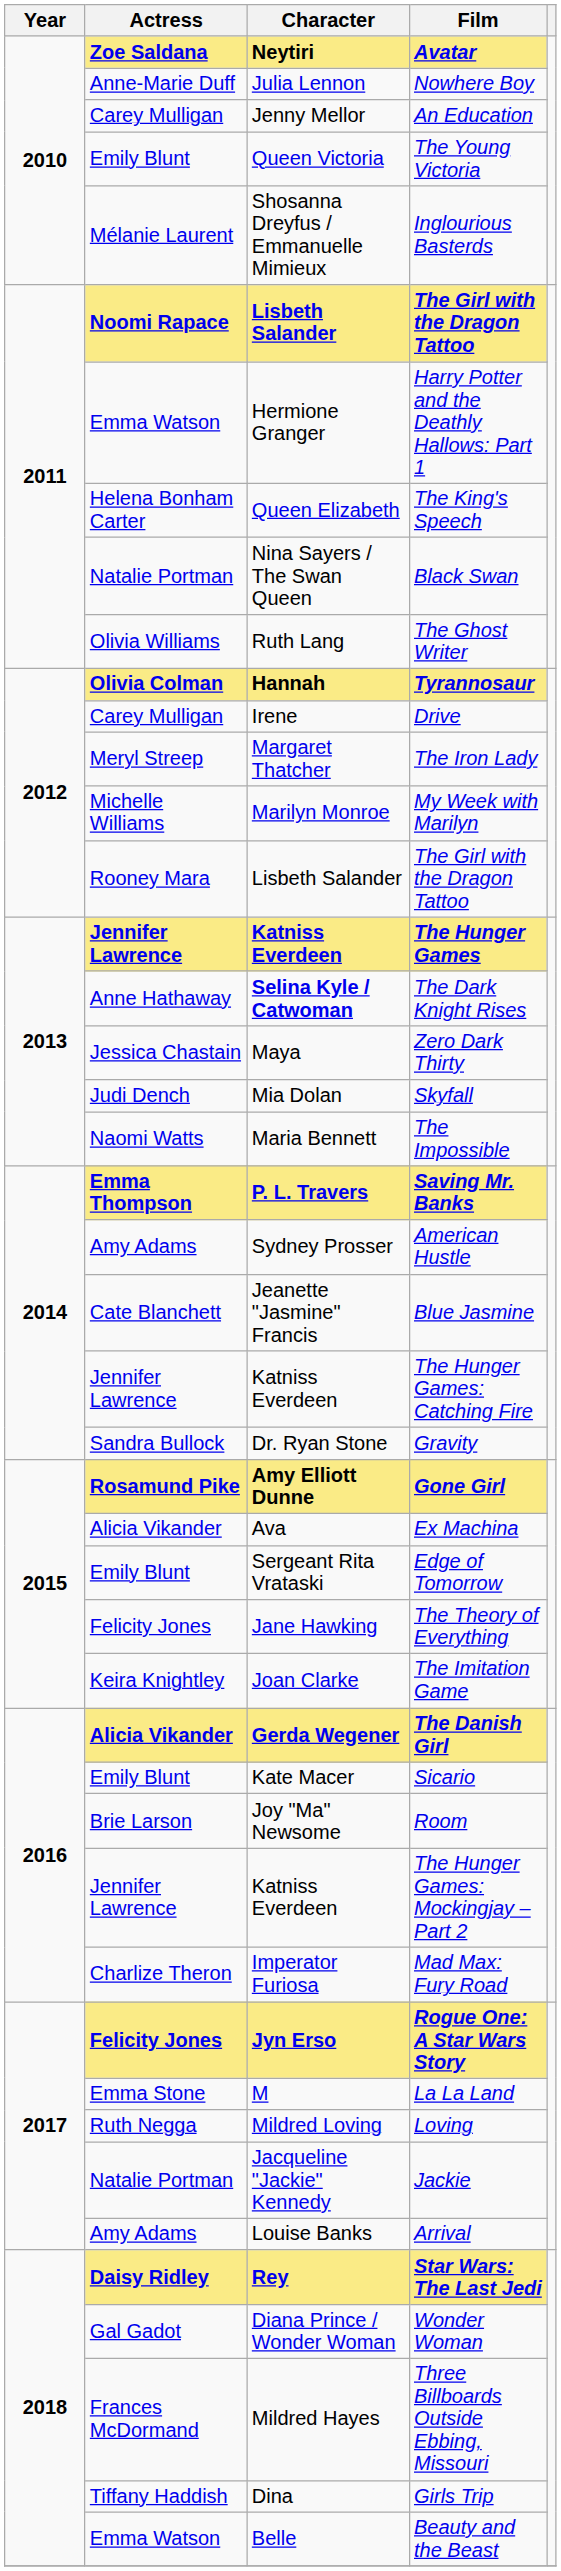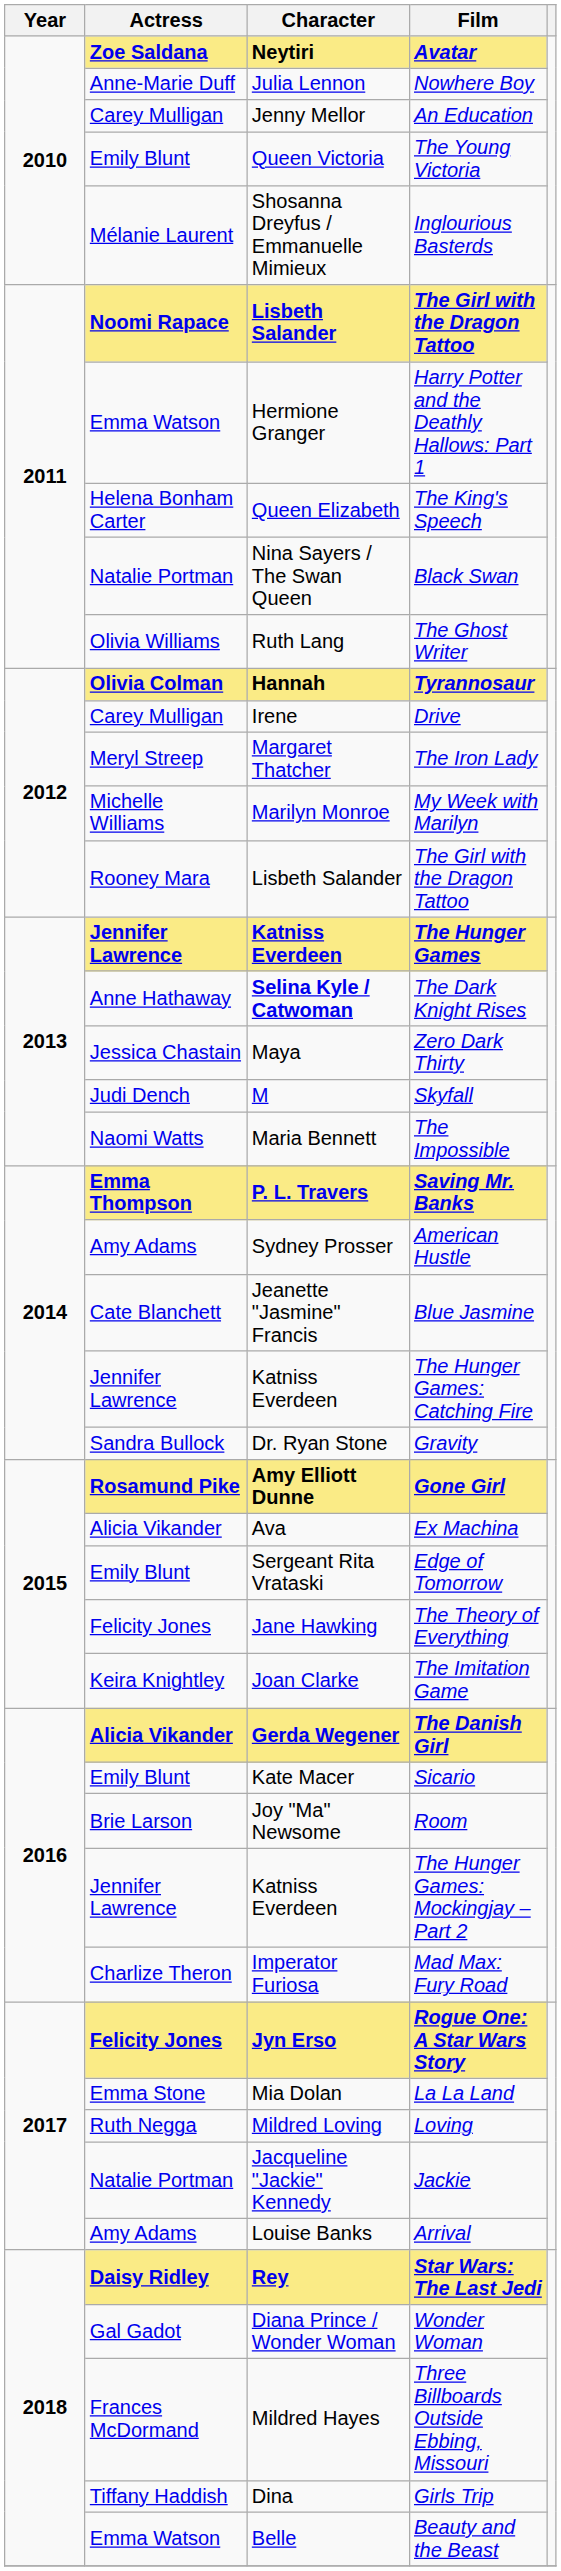(297, 1095) Mia Dolan -> (260, 1095) M
(260, 2093) M -> (297, 2093) Mia Dolan
